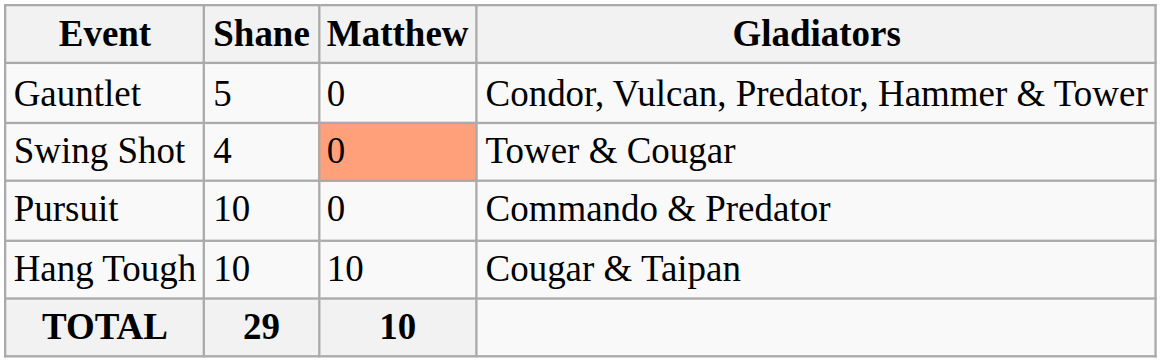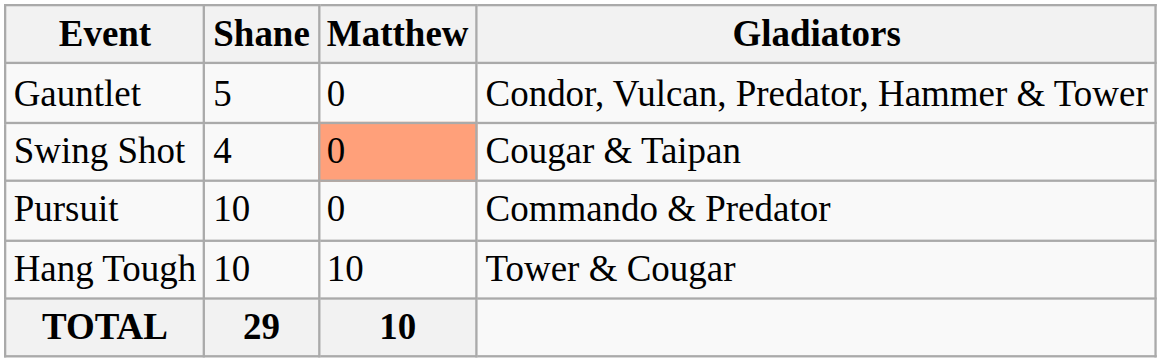(610, 151) Tower & Cougar -> (613, 151) Cougar & Taipan
(613, 268) Cougar & Taipan -> (610, 268) Tower & Cougar
